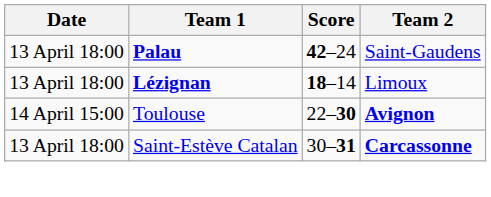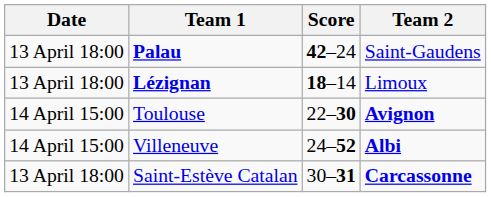+ row: (176, 144)
